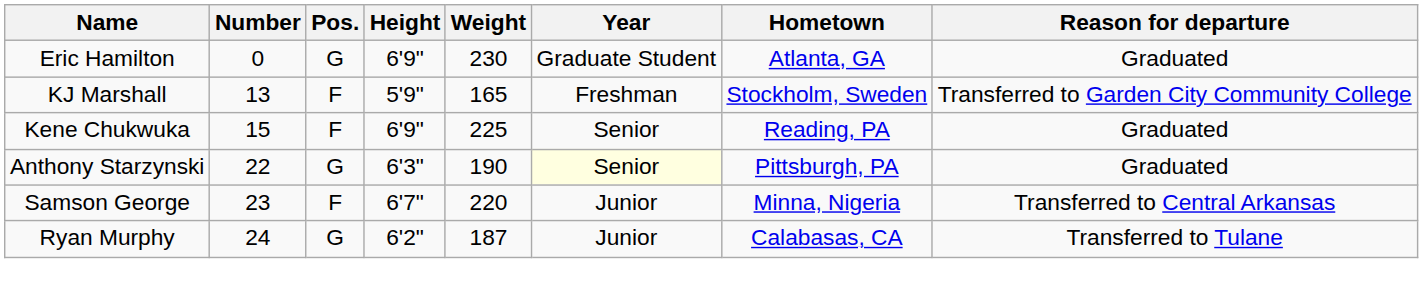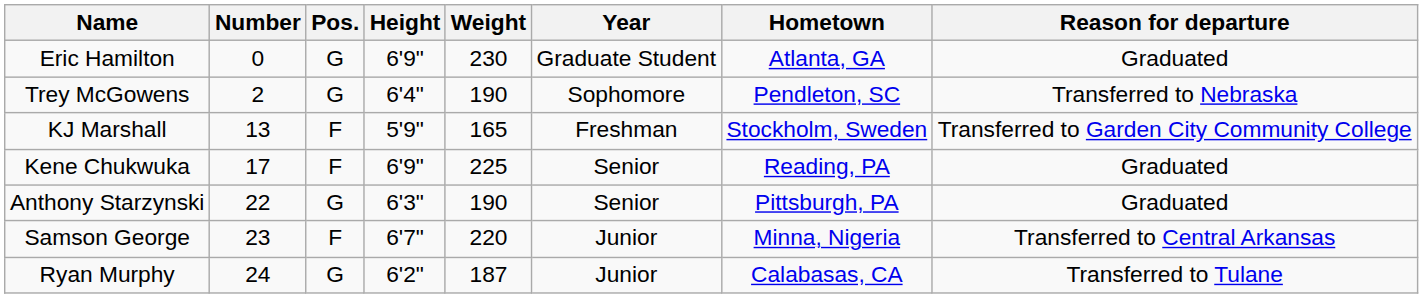+ row: (107, 94)
(258, 130) 15 -> (258, 166) 17
(626, 166) lightyellow background -> (626, 202) no background
